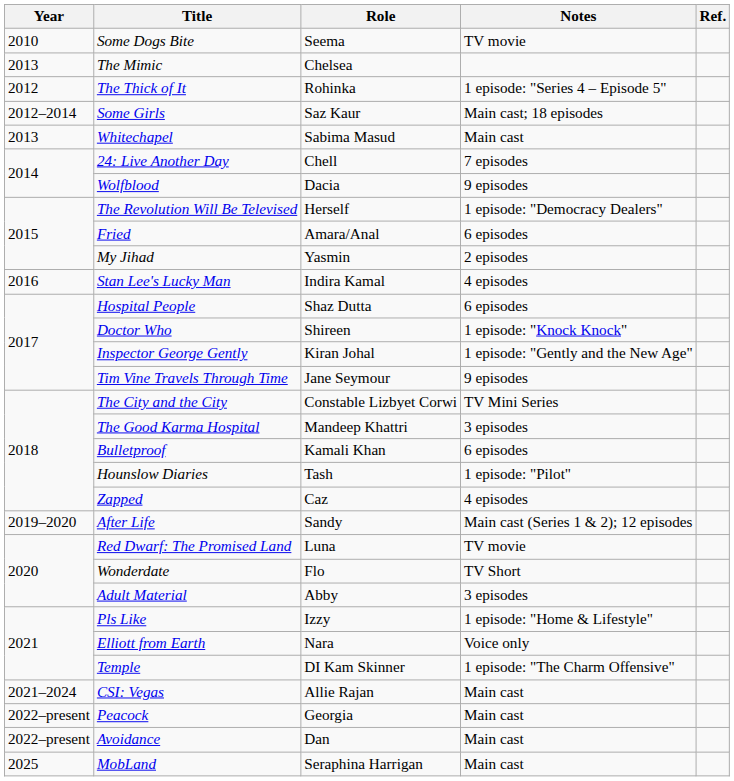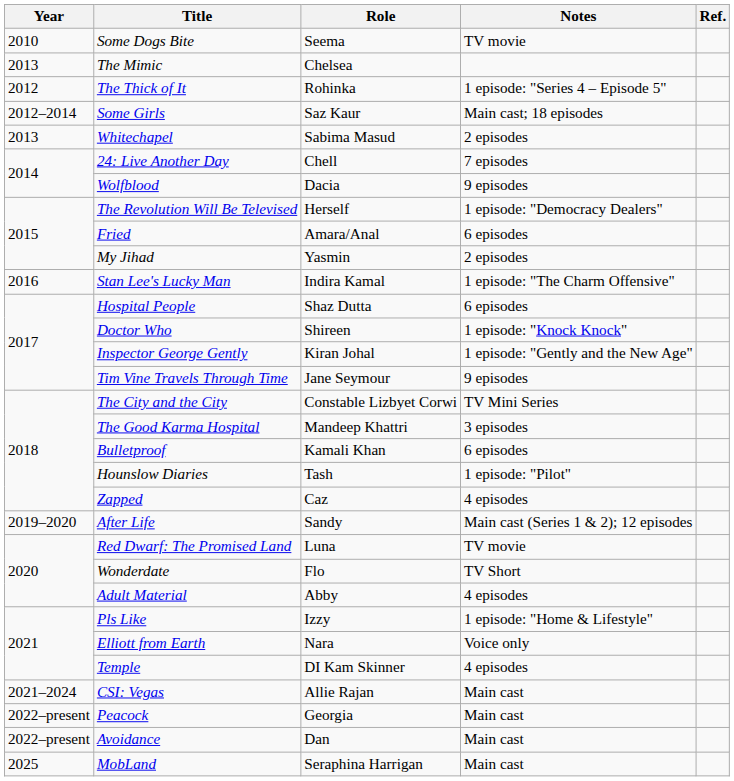(494, 137) Main cast -> (496, 137) 2 episodes
(496, 281) 4 episodes -> (569, 281) 1 episode: "The Charm Offensive"
(496, 595) 3 episodes -> (496, 595) 4 episodes
(569, 667) 1 episode: "The Charm Offensive" -> (496, 667) 4 episodes
